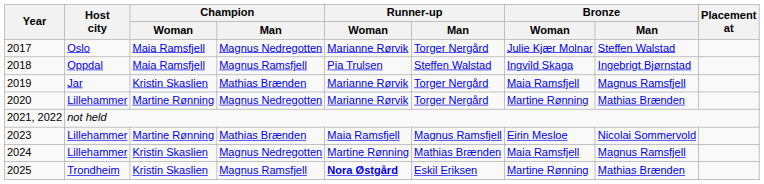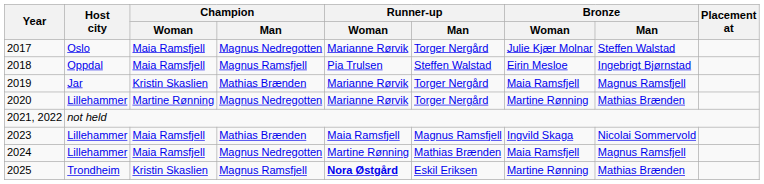(540, 65) Ingvild Skaga -> (537, 65) Eirin Mesloe
(173, 135) Martine Rønning -> (169, 135) Maia Ramsfjell
(537, 135) Eirin Mesloe -> (540, 135) Ingvild Skaga
(170, 153) Kristin Skaslien -> (169, 153) Maia Ramsfjell
